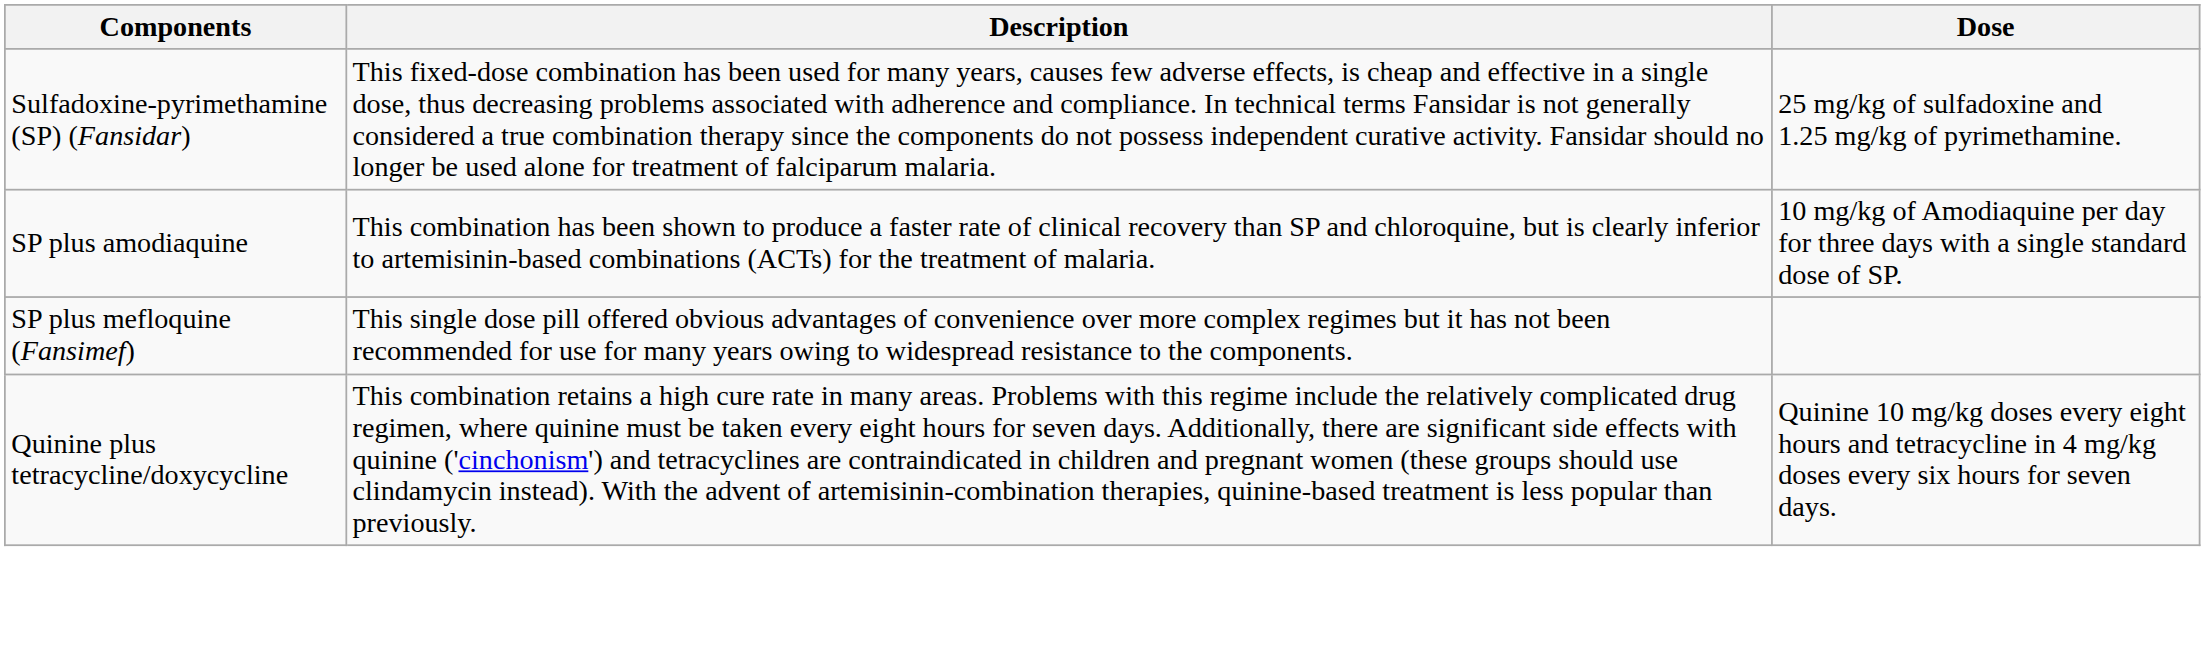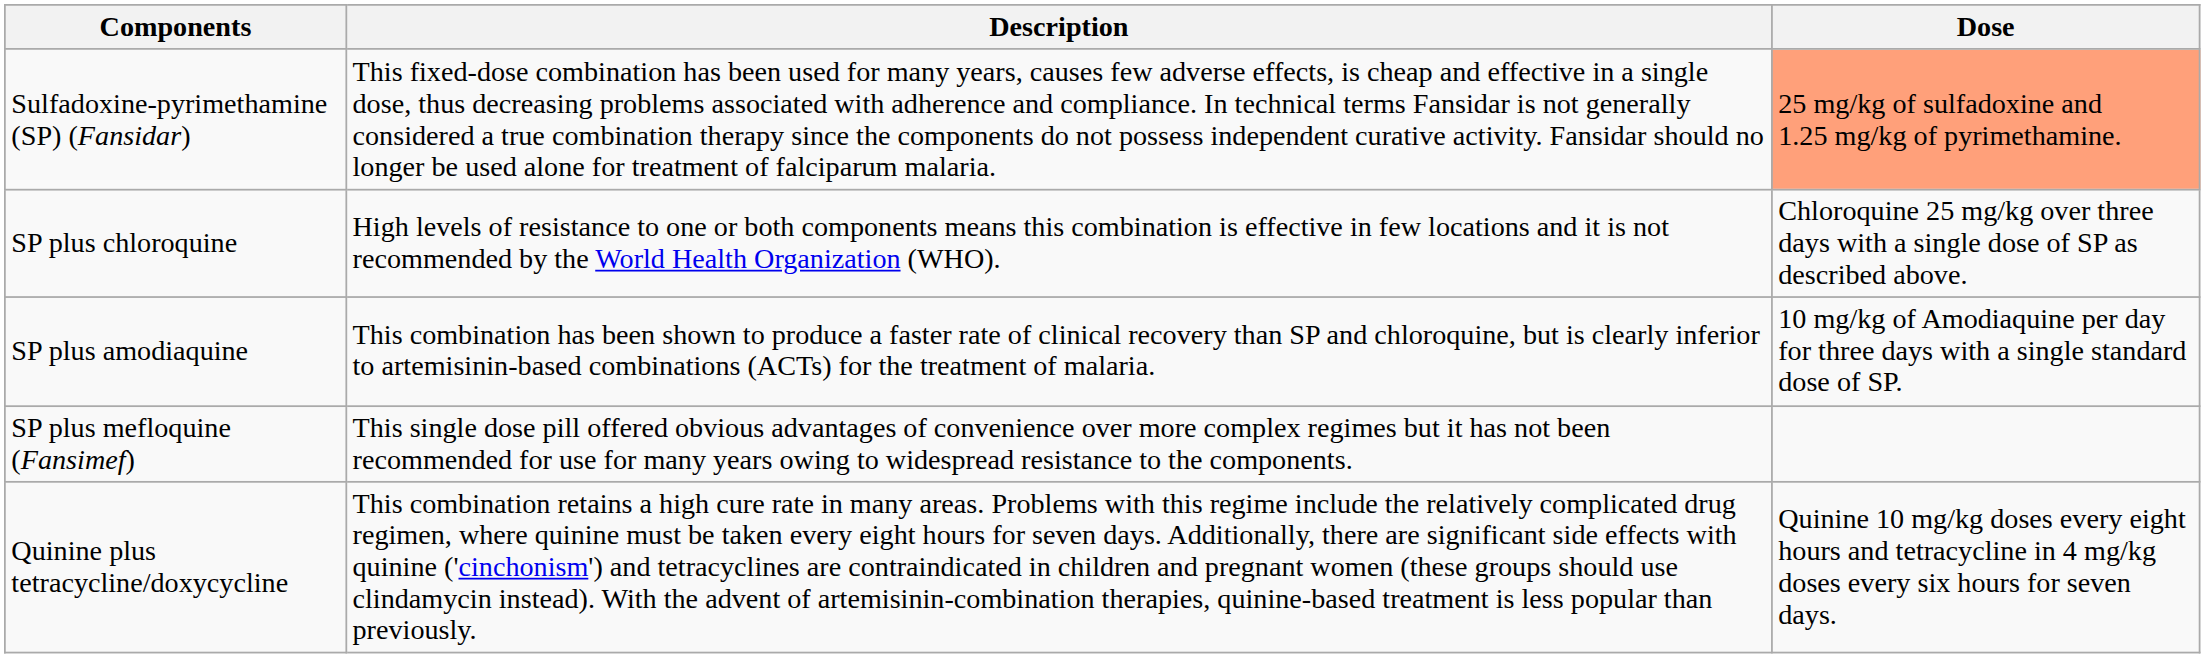(1950, 119) no background -> (1950, 119) lightsalmon background
+ row: (124, 242)
